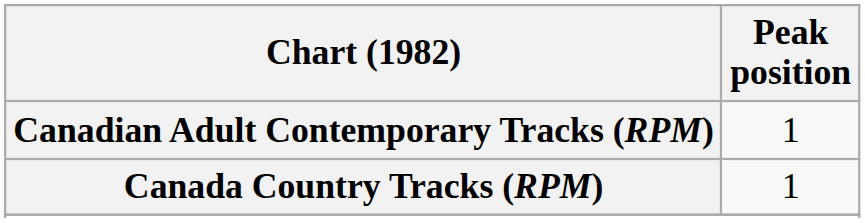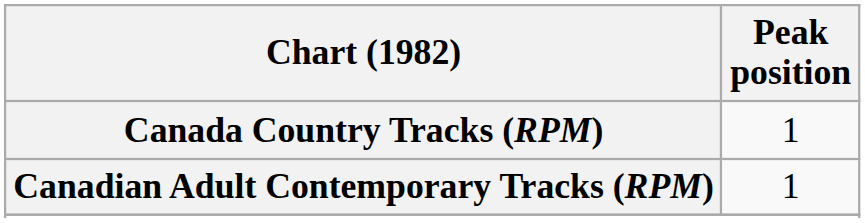rows swapped: (364, 186) <-> (364, 129)
